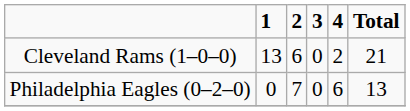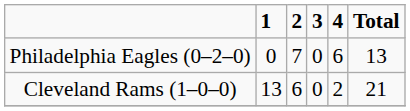rows swapped: (130, 88) <-> (130, 55)
